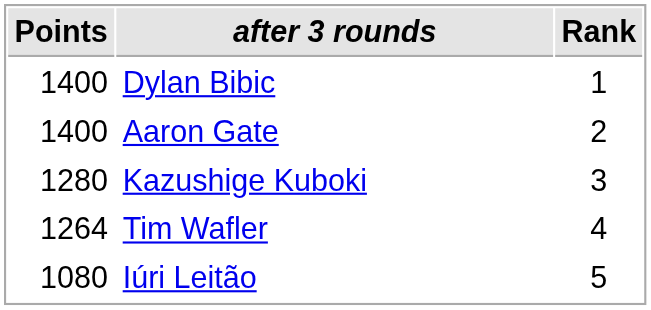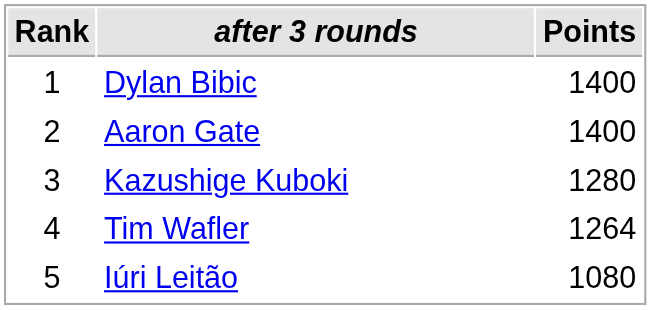columns swapped: (599, 32) <-> (61, 32)
